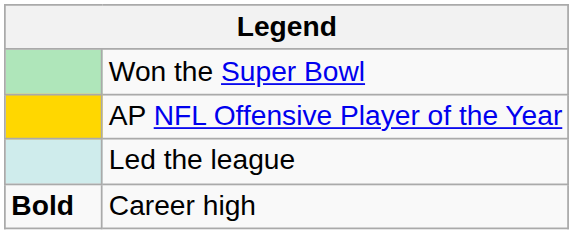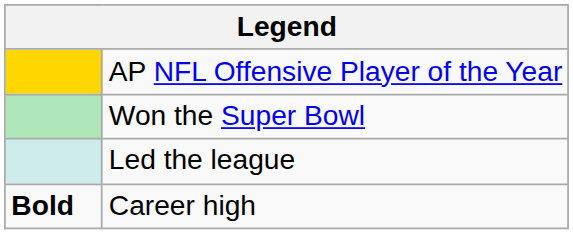rows swapped: (336, 116) <-> (237, 71)
